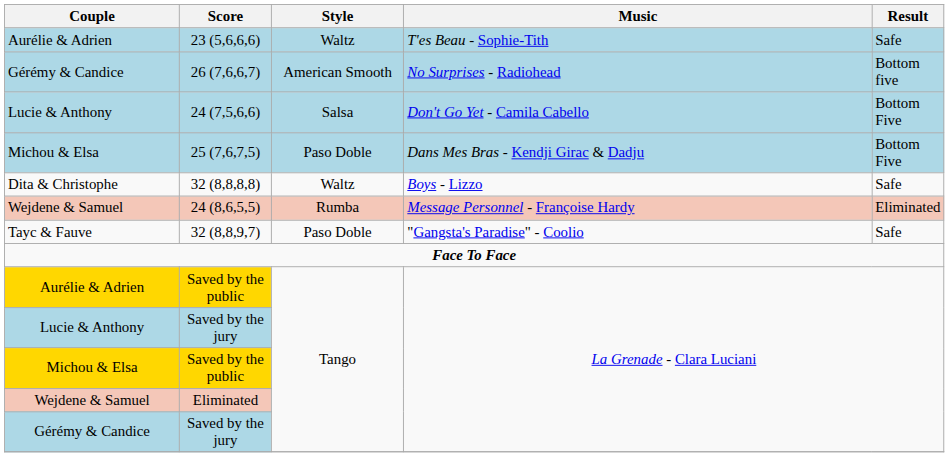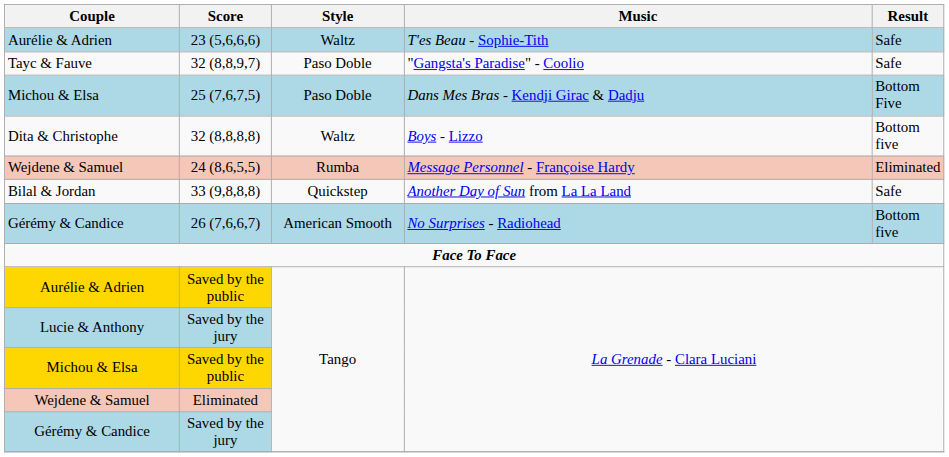rows swapped: (50, 231) <-> (66, 71)
- row: (60, 112)
(888, 184) Safe -> (898, 135) Bottom five
+ row: (52, 191)
